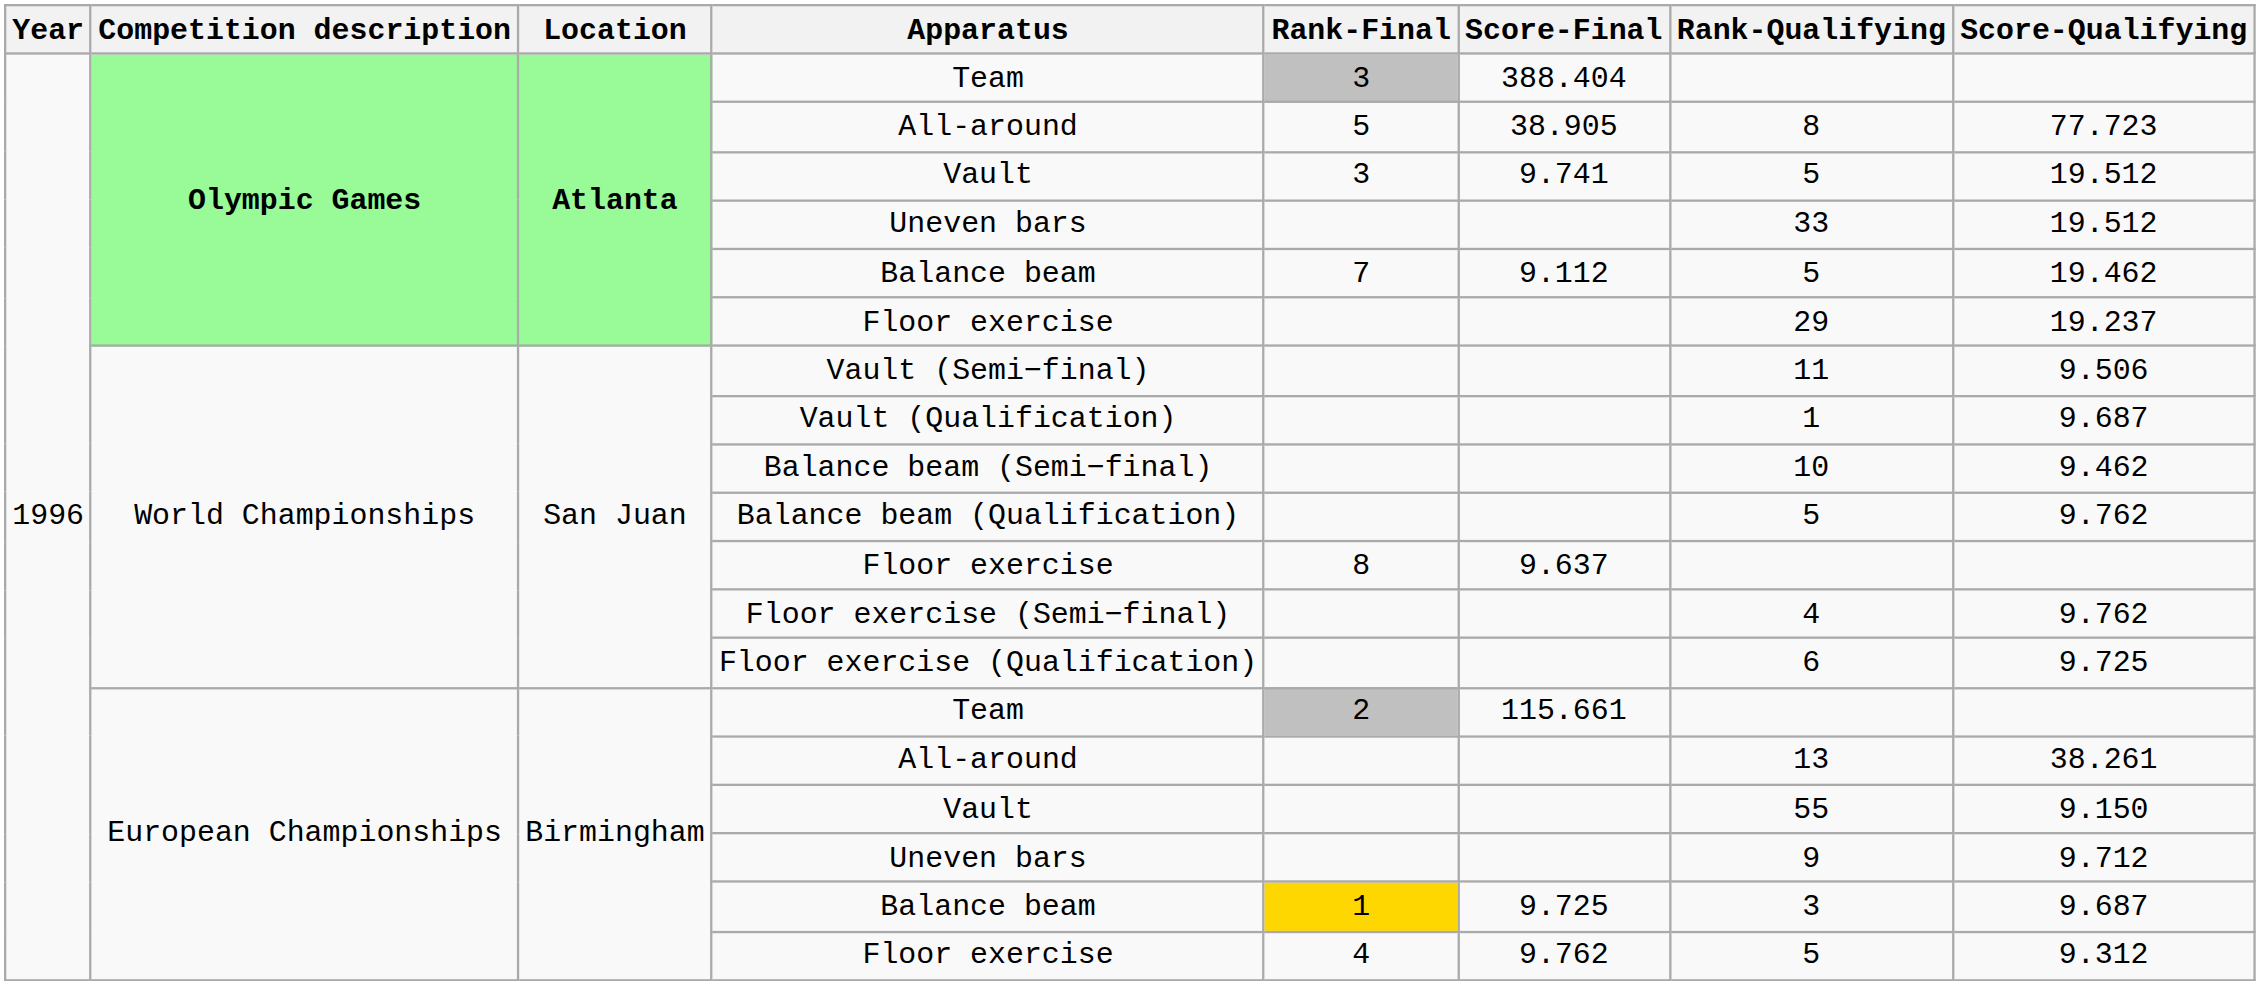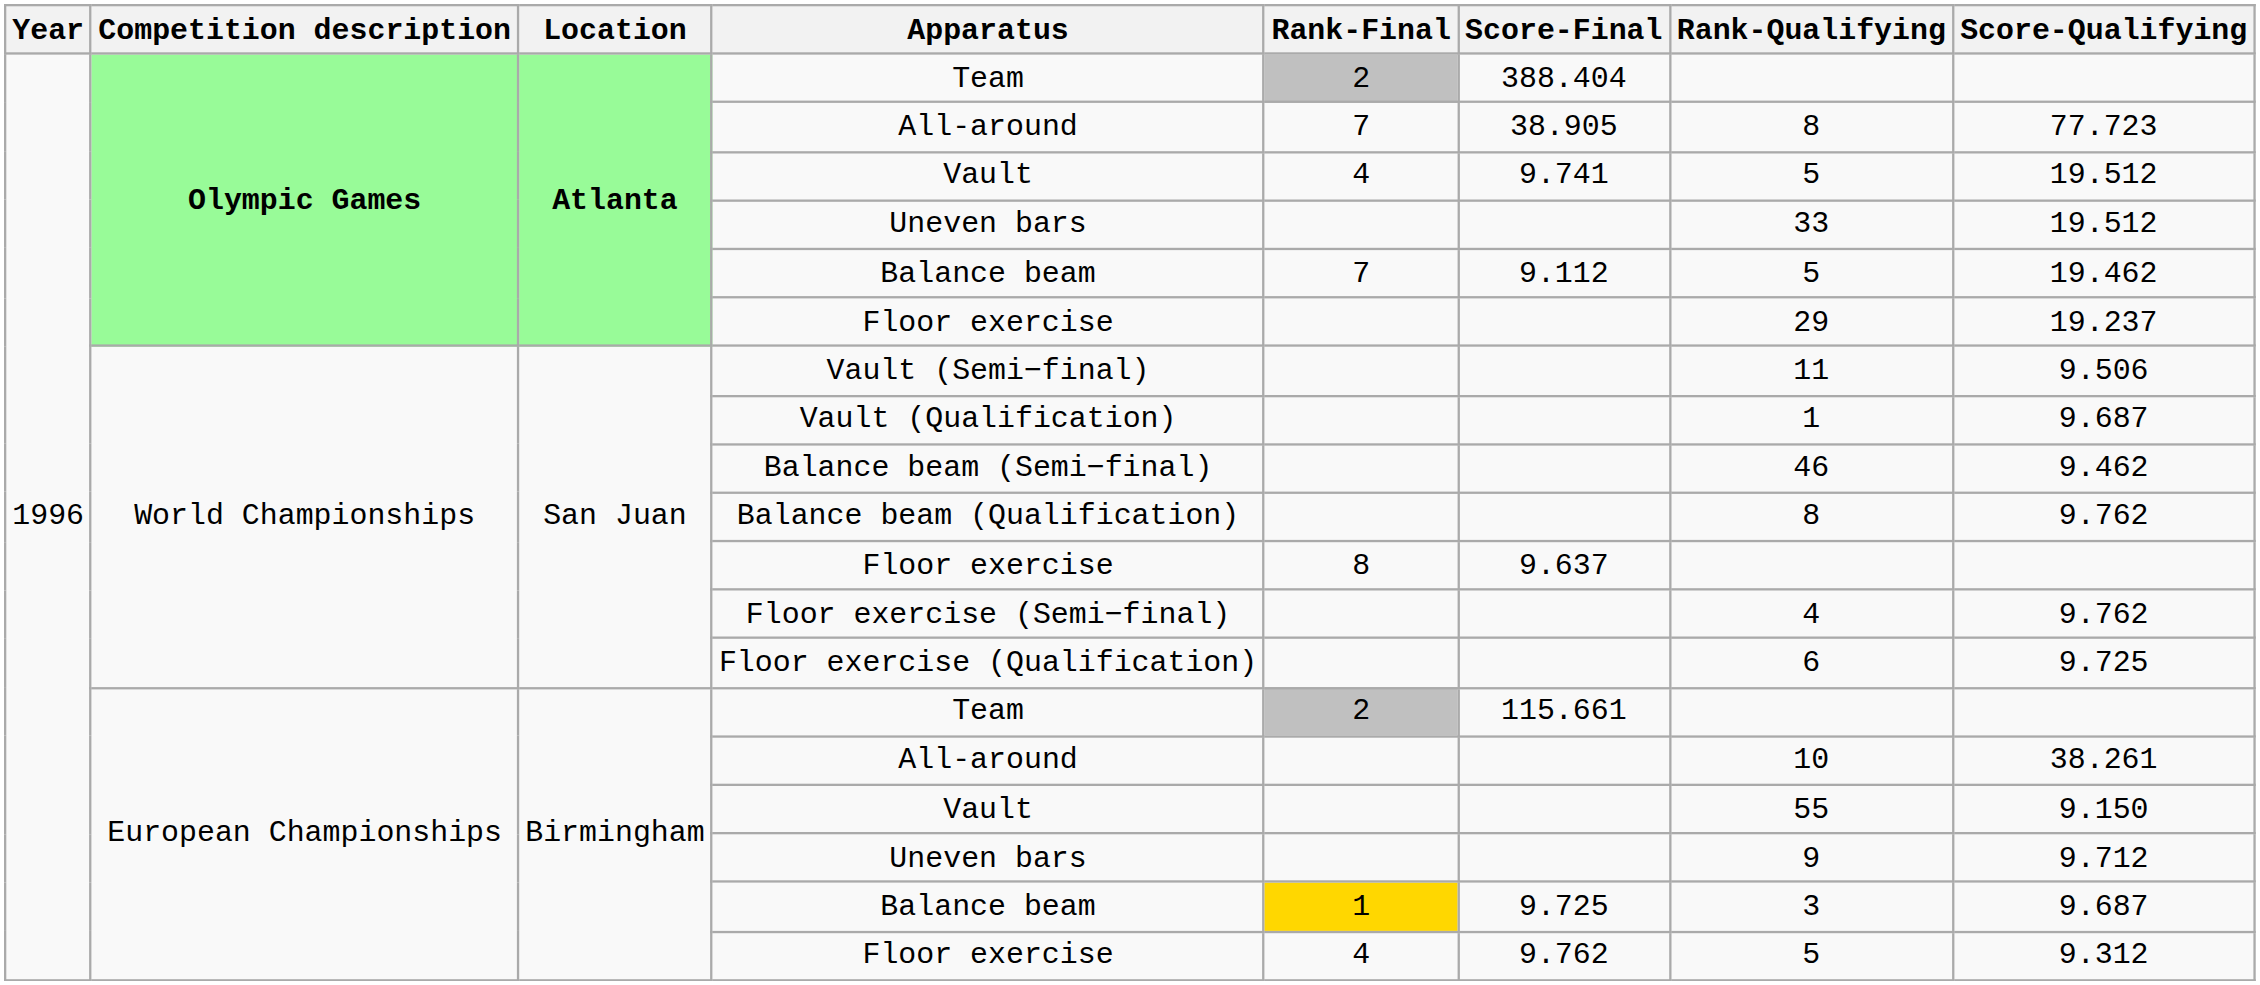(1361, 78) 3 -> (1361, 78) 2
(1361, 127) 5 -> (1361, 127) 7
(1361, 176) 3 -> (1361, 176) 4
(1811, 468) 10 -> (1811, 468) 46
(1811, 517) 5 -> (1811, 517) 8
(1811, 760) 13 -> (1811, 760) 10
